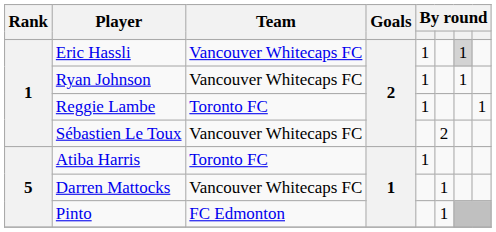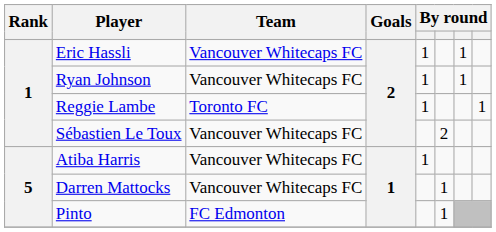(463, 52) lightgrey background -> (463, 52) no background
(229, 160) Toronto FC -> (276, 160) Vancouver Whitecaps FC
